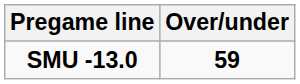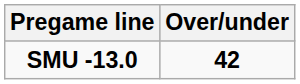(227, 59) 59 -> (227, 59) 42
